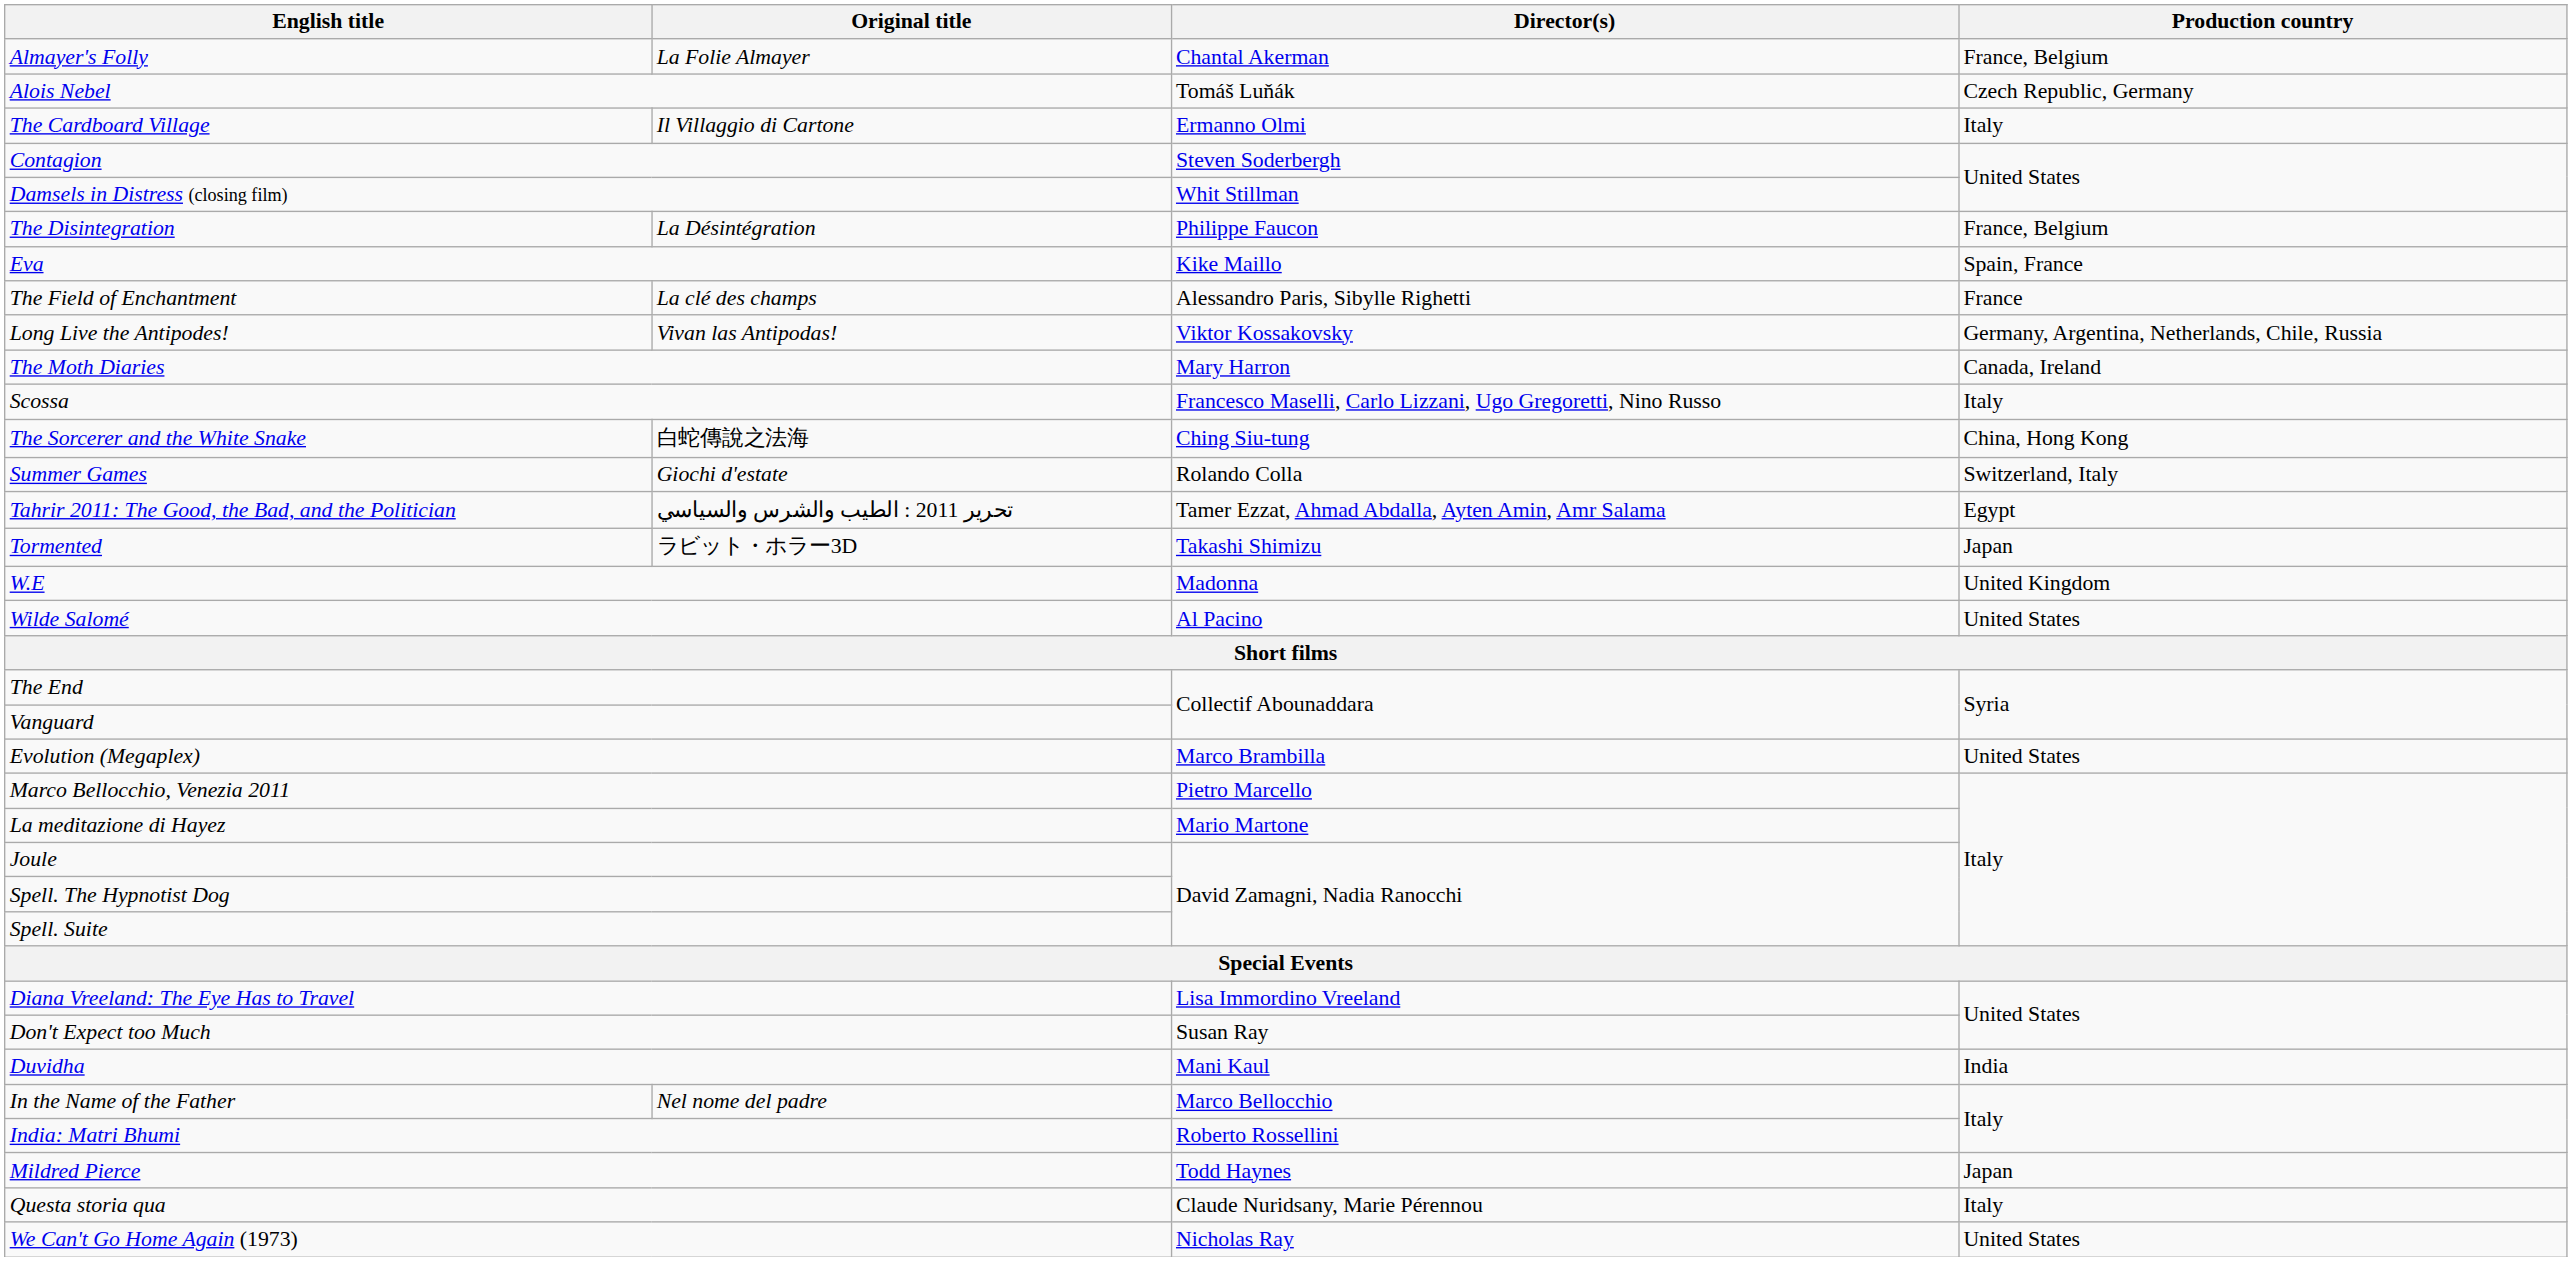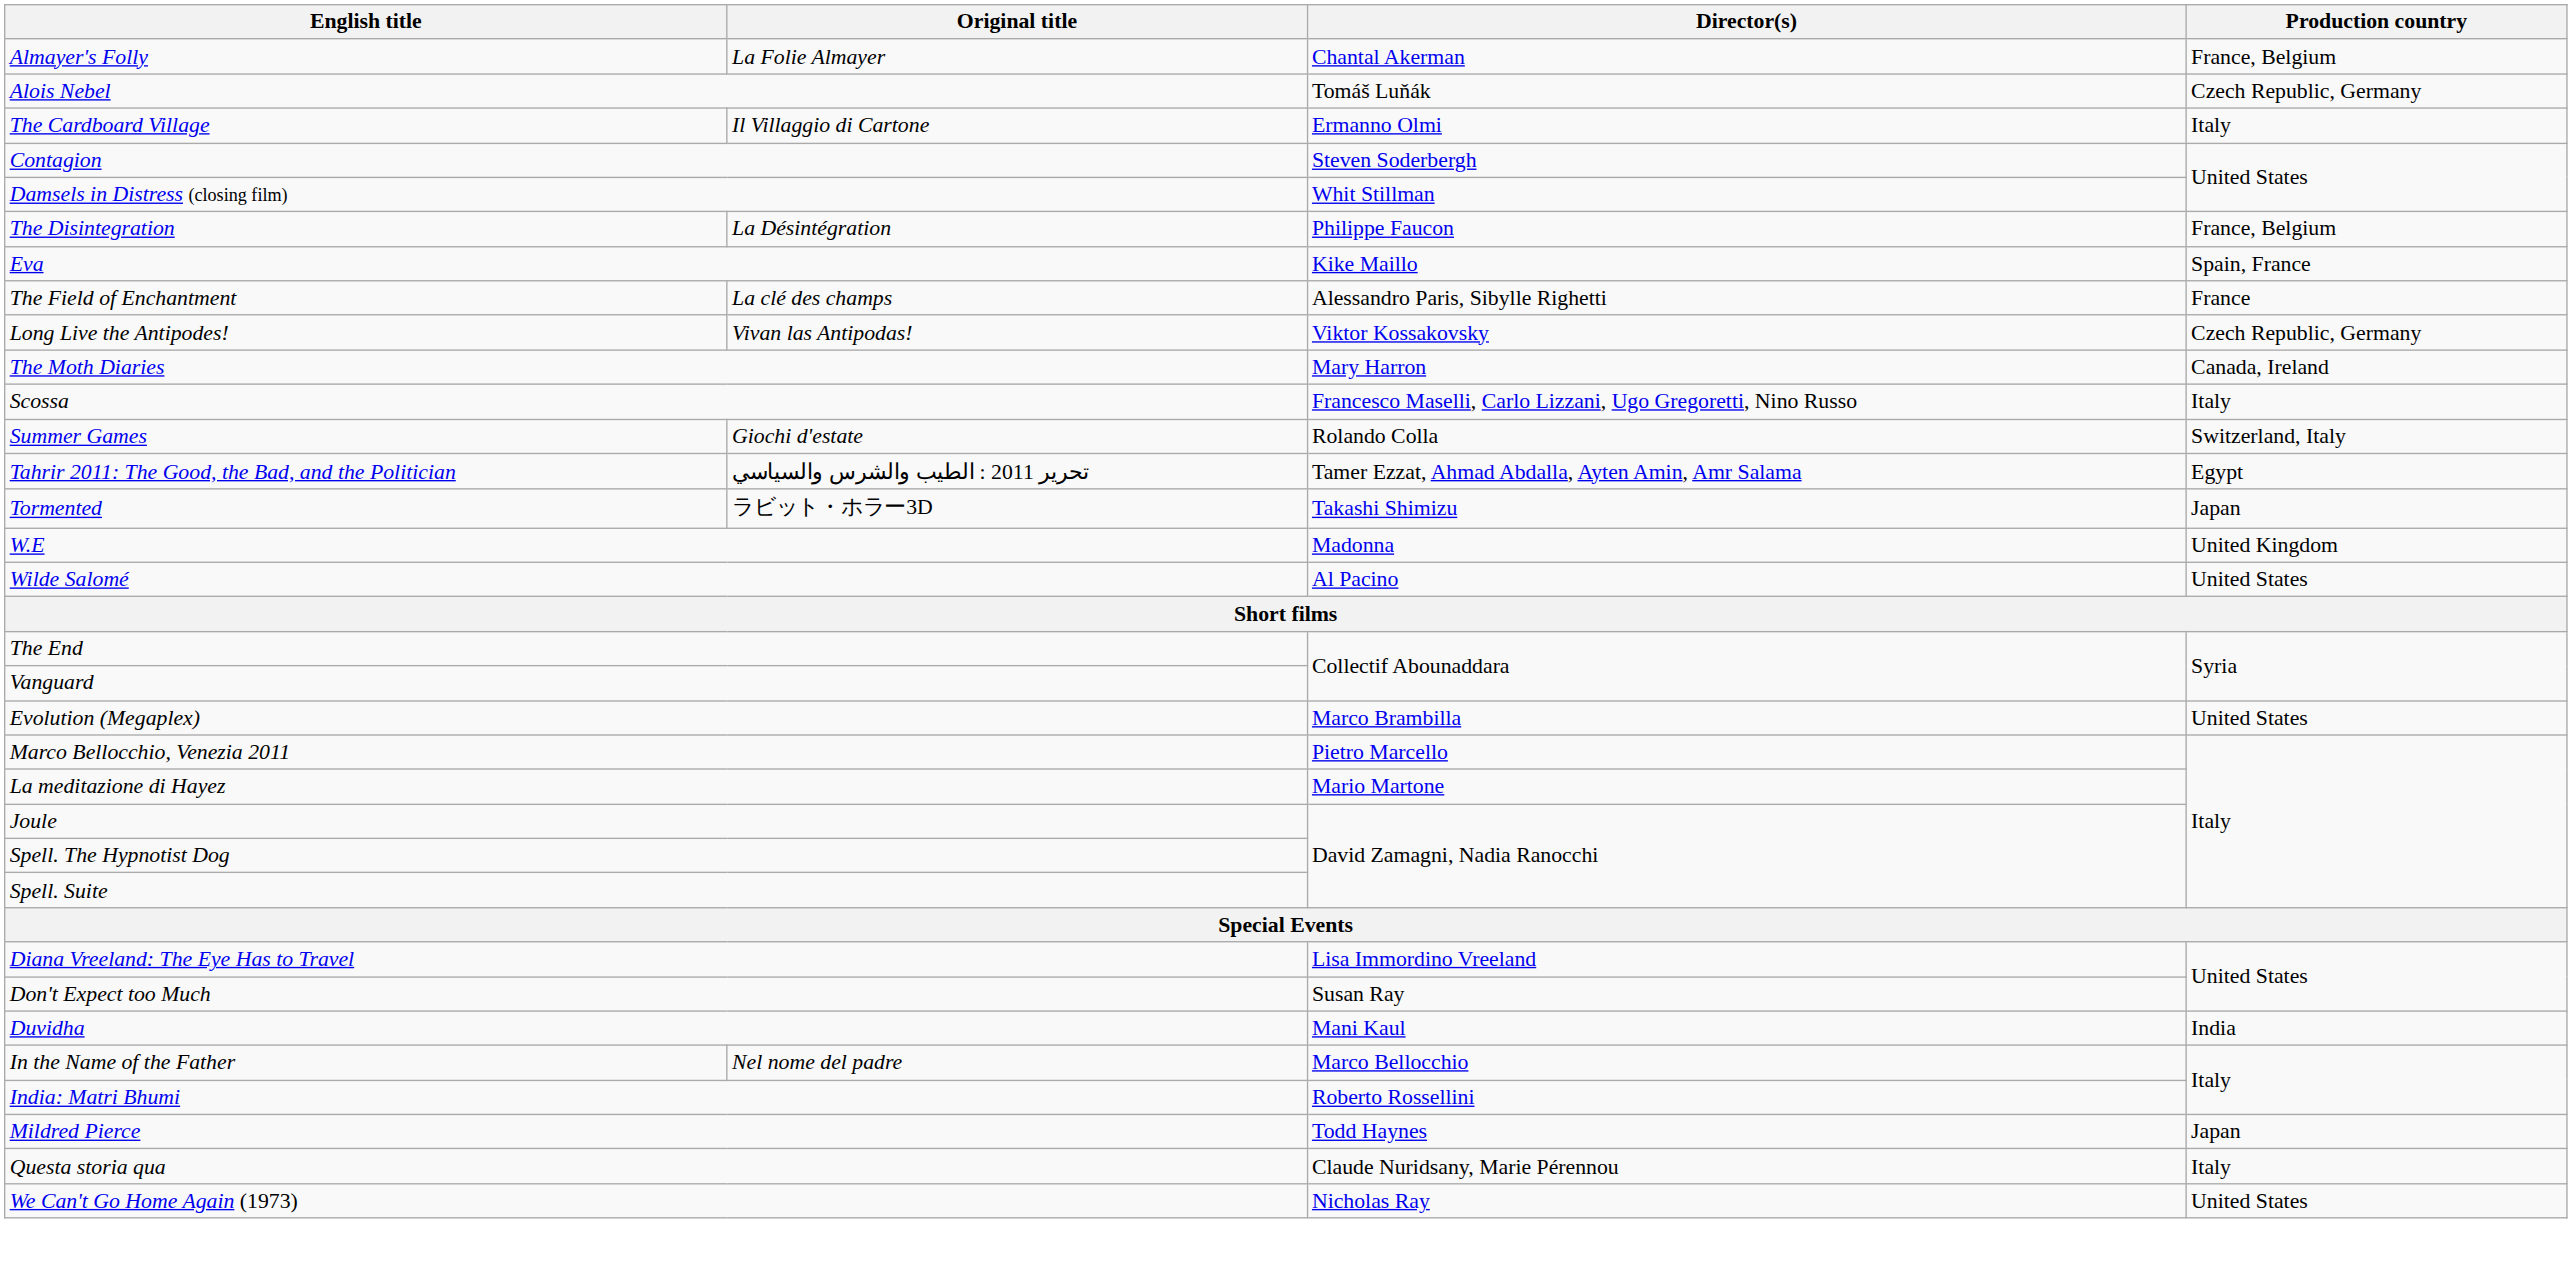(2173, 332) Germany, Argentina, Netherlands, Chile, Russia -> (2306, 332) Czech Republic, Germany
- row: (158, 437)
